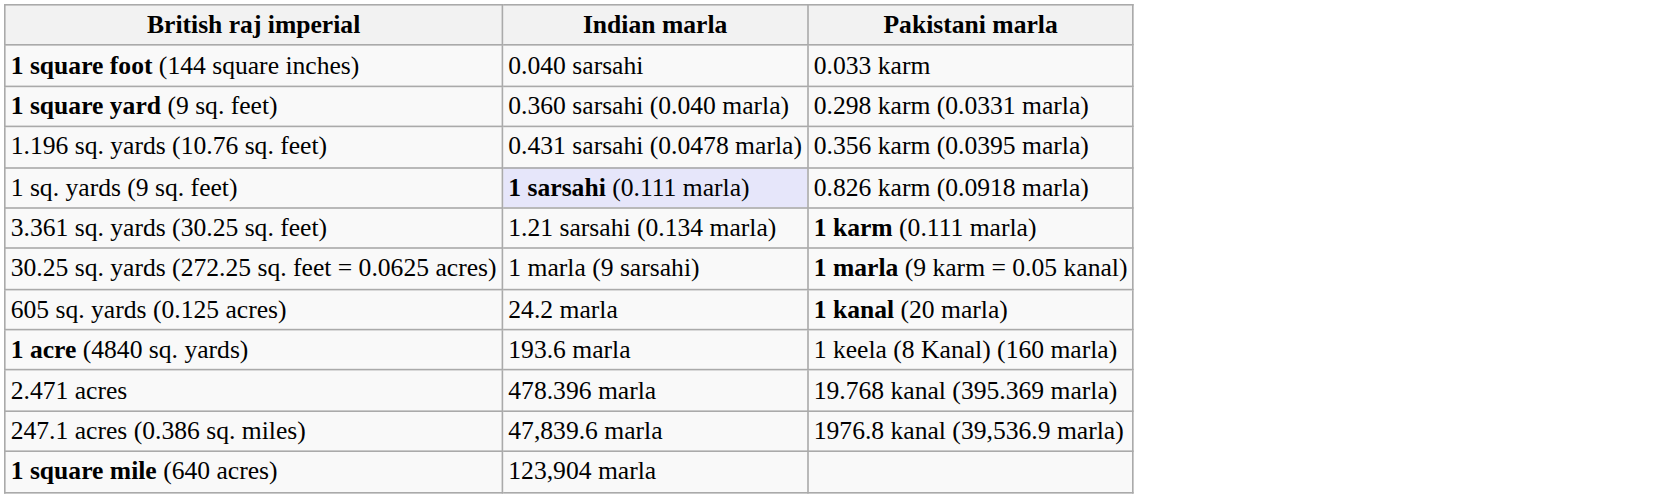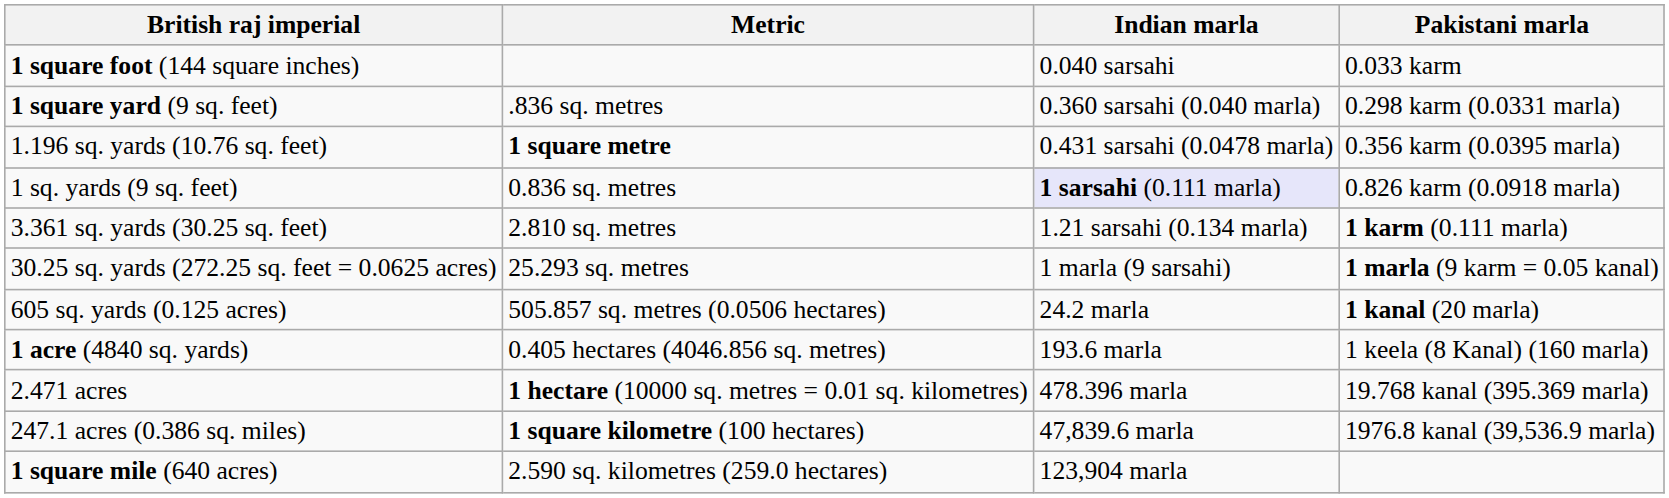+ column: (768, 24)
